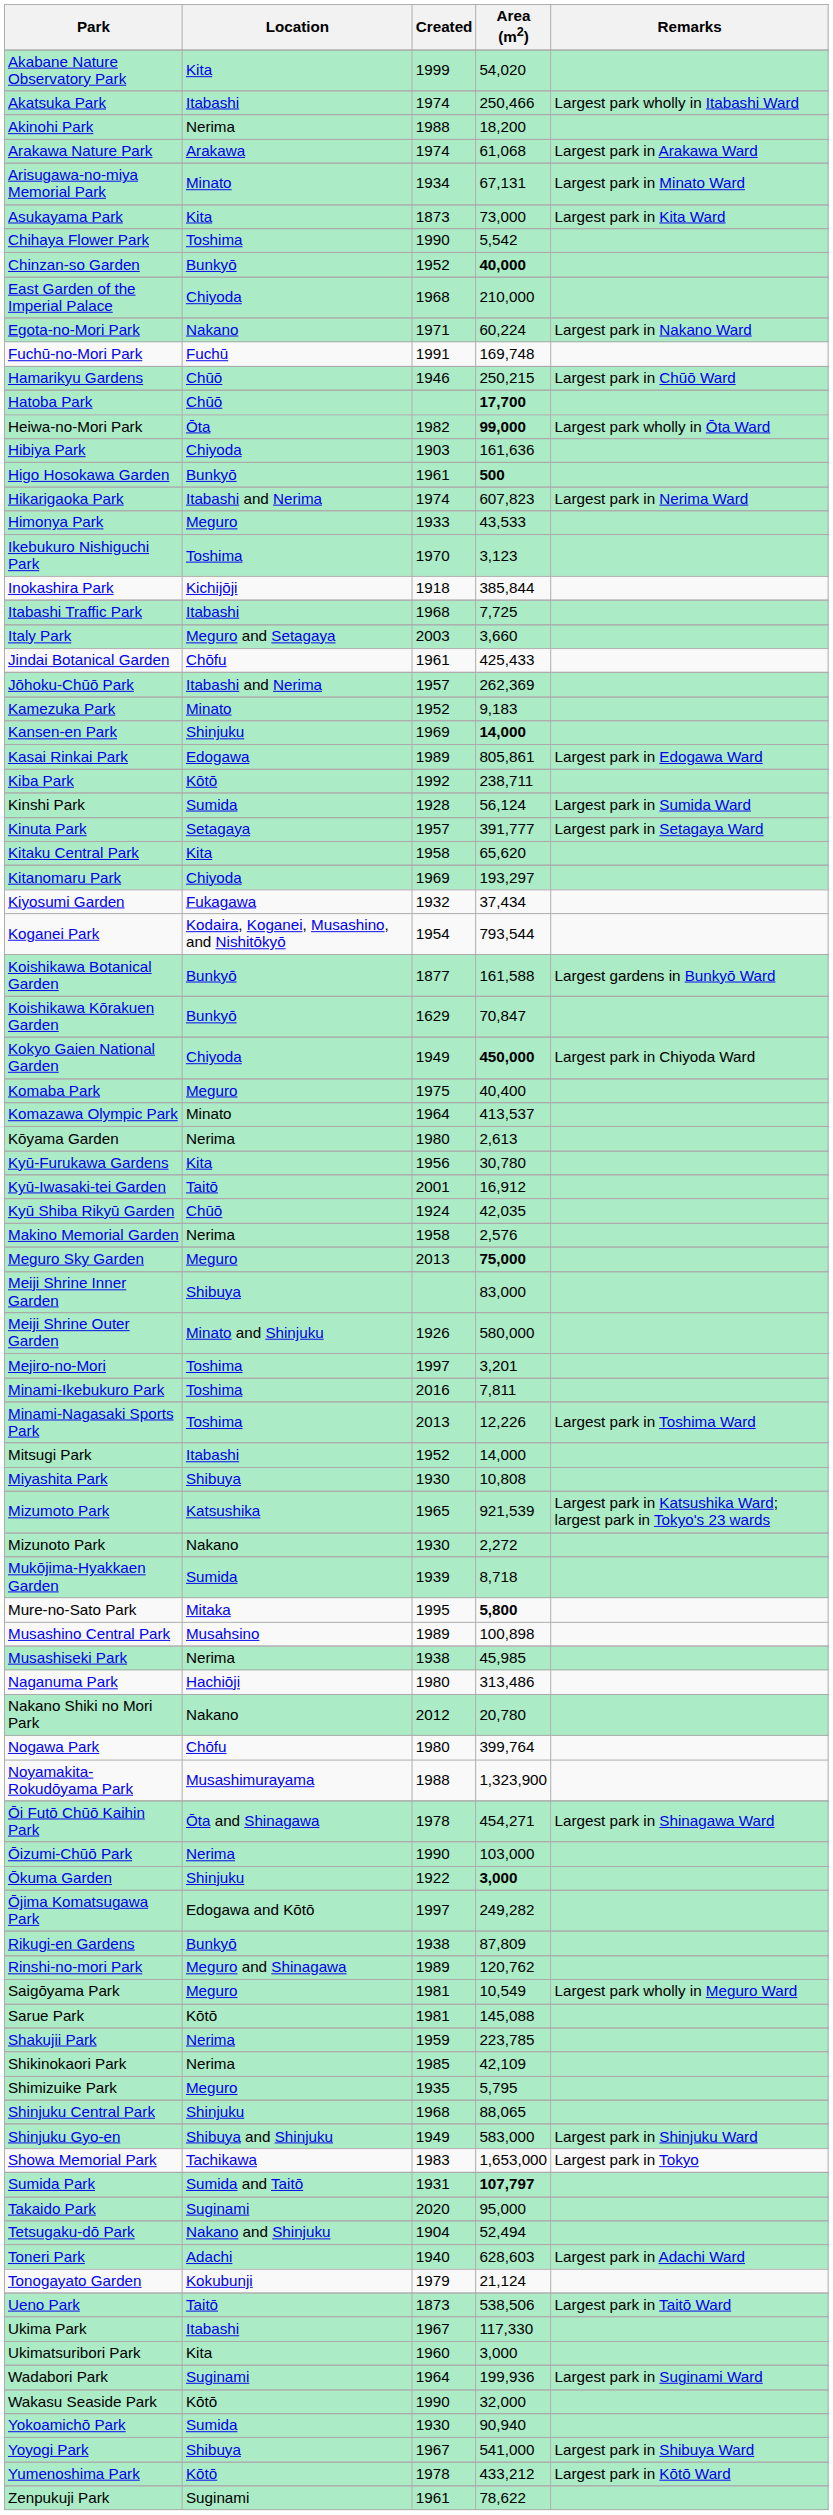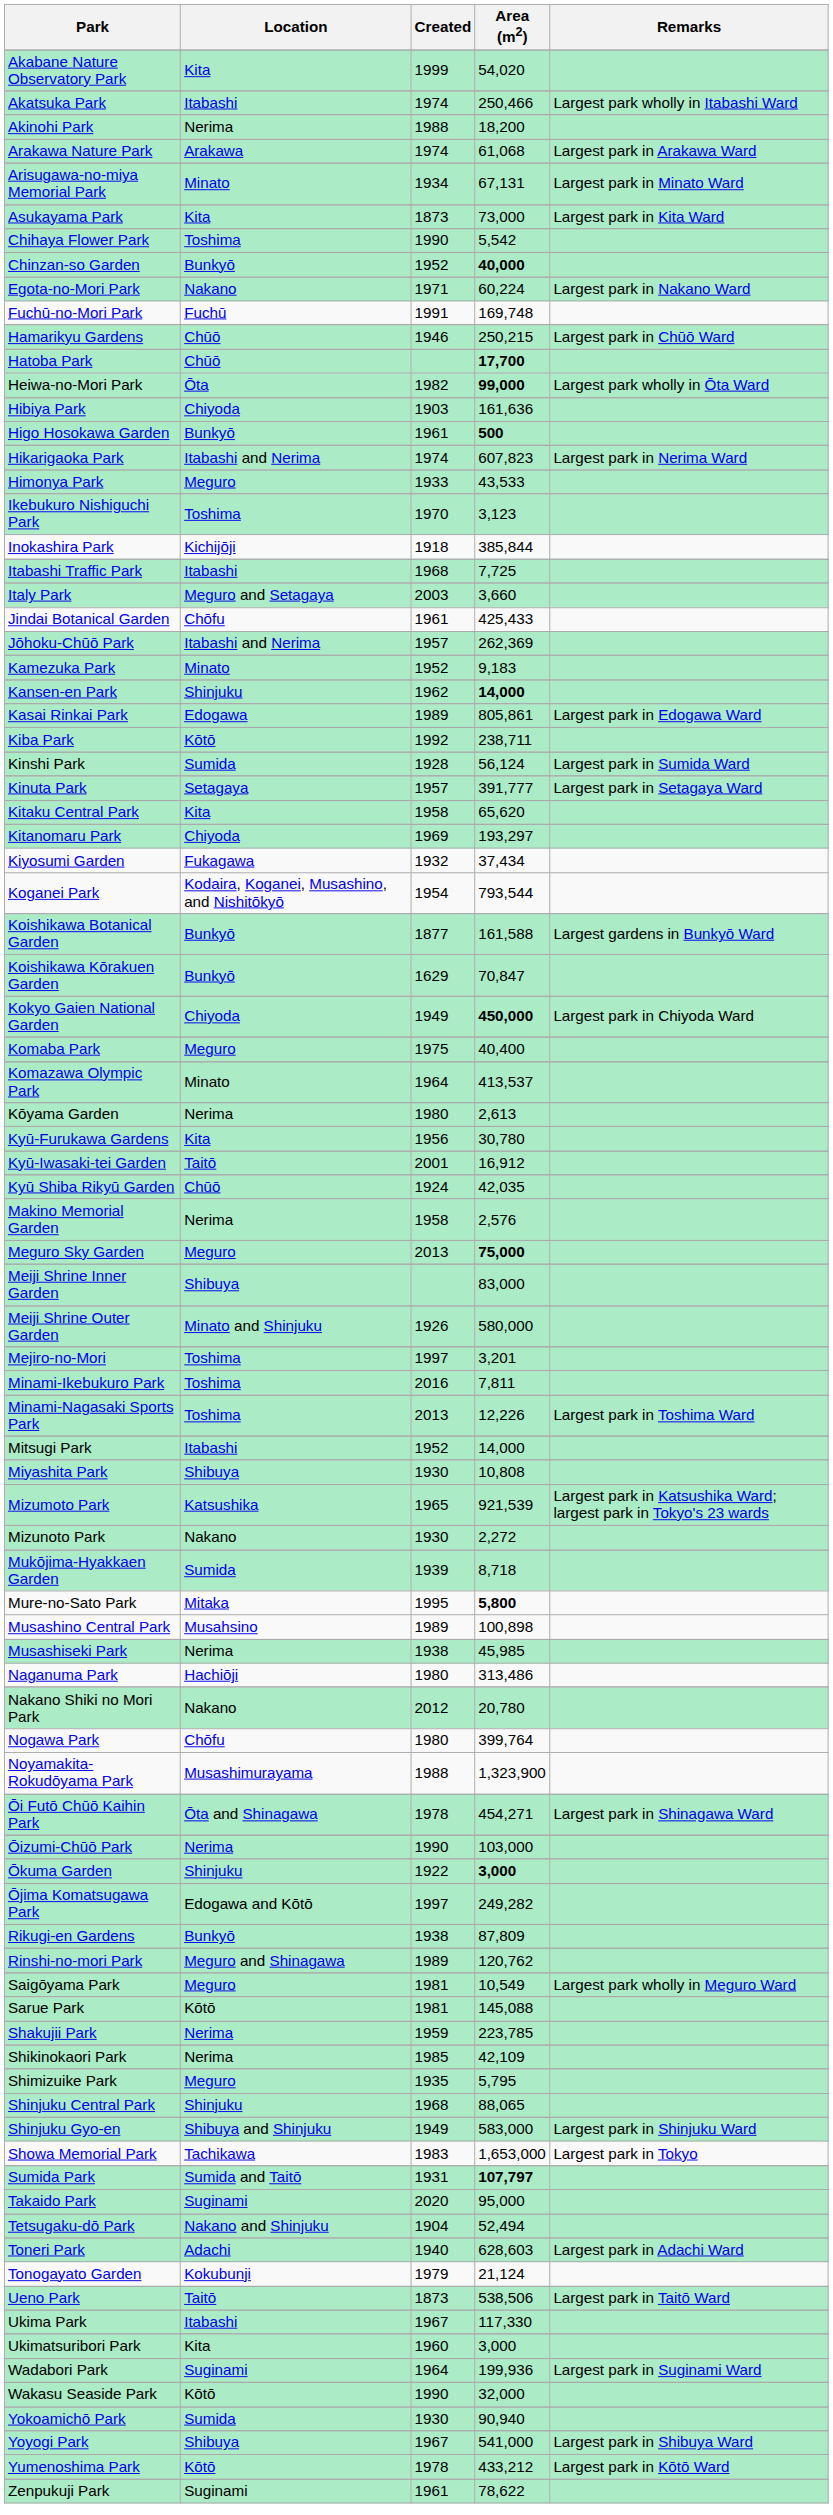- row: (72, 297)
(433, 732) 1969 -> (431, 691) 1962
